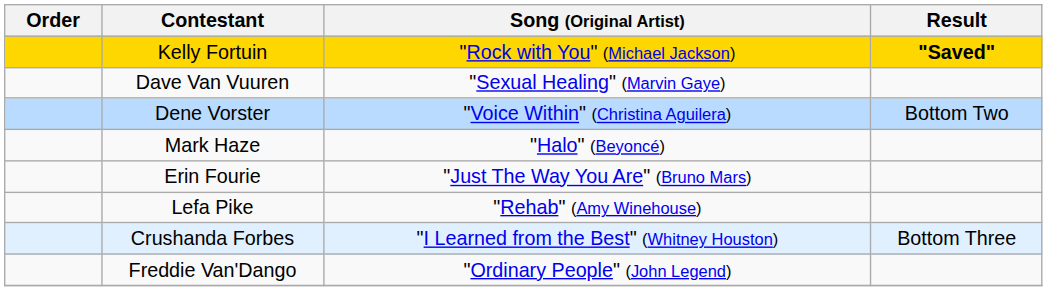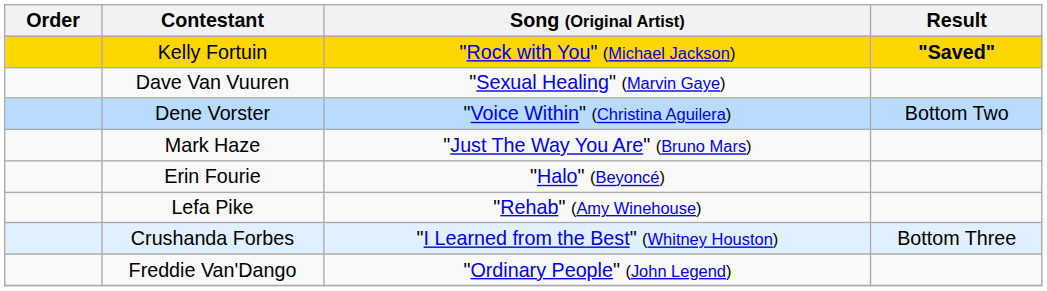(597, 145) "Halo" (Beyoncé) -> (597, 145) "Just The Way You Are" (Bruno Mars)
(597, 176) "Just The Way You Are" (Bruno Mars) -> (597, 176) "Halo" (Beyoncé)
